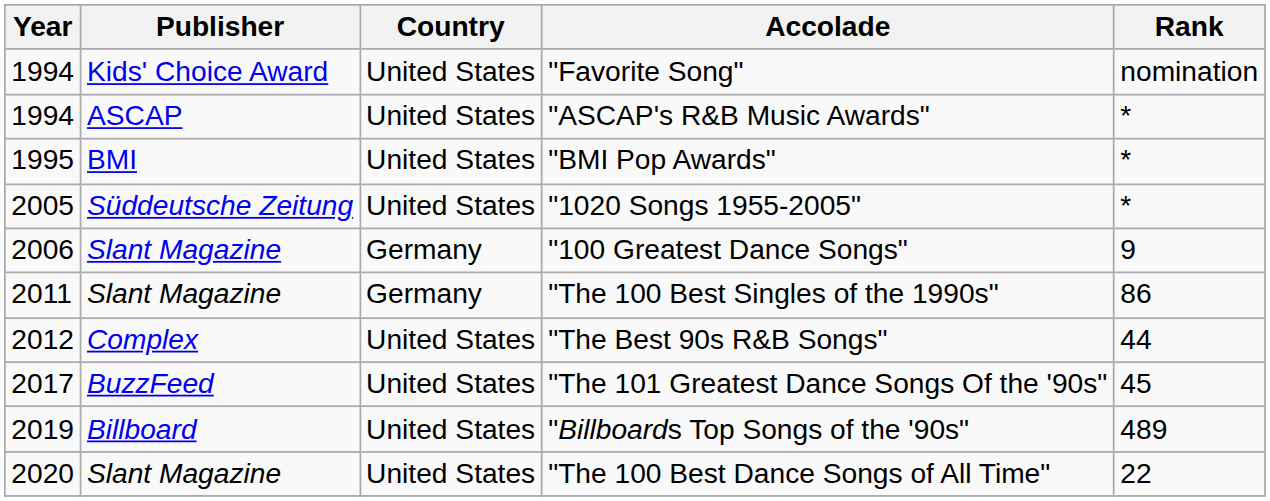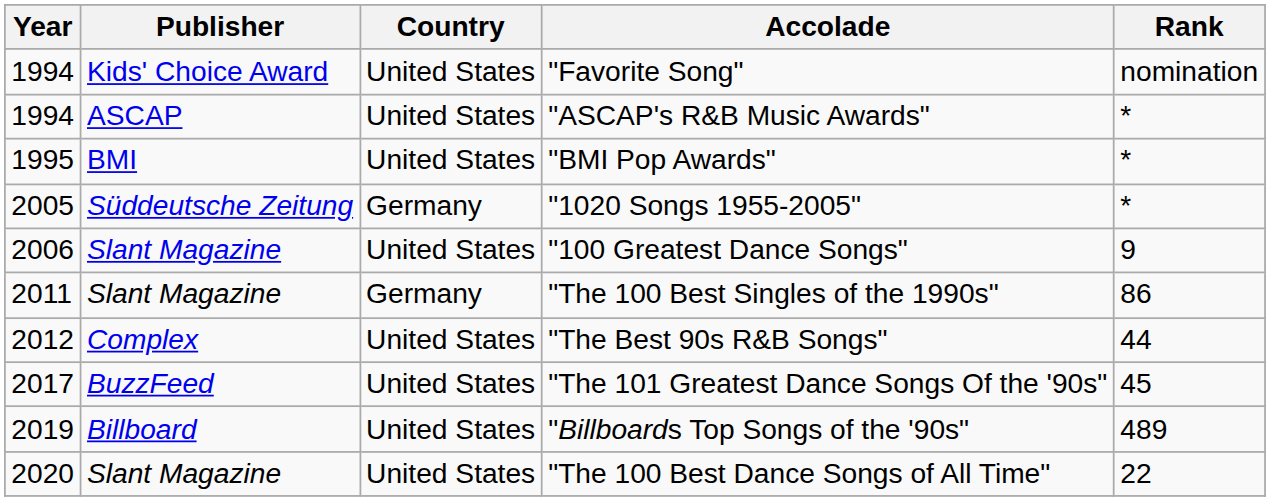(451, 205) United States -> (424, 205) Germany
(424, 250) Germany -> (451, 250) United States
